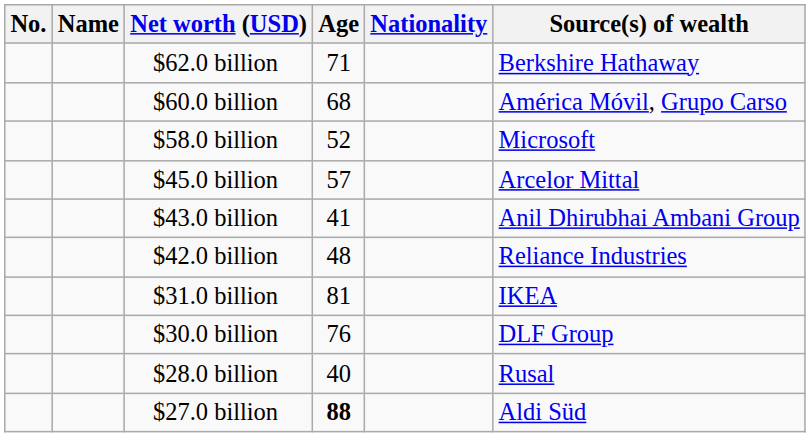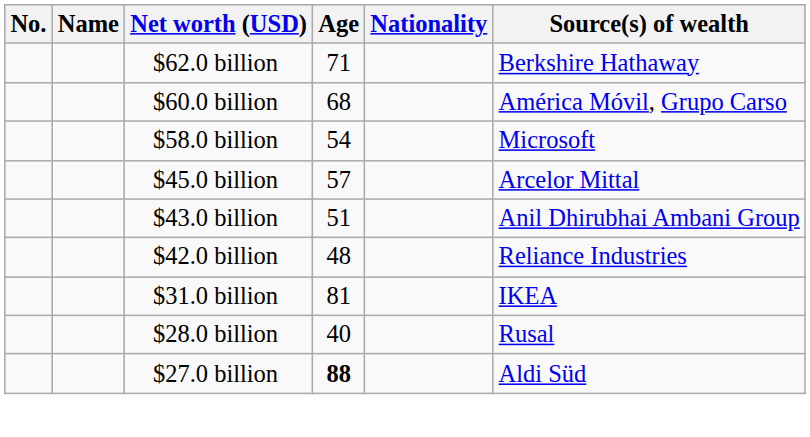(339, 140) 52 -> (339, 140) 54
(339, 218) 41 -> (339, 218) 51
- row: (219, 334)
